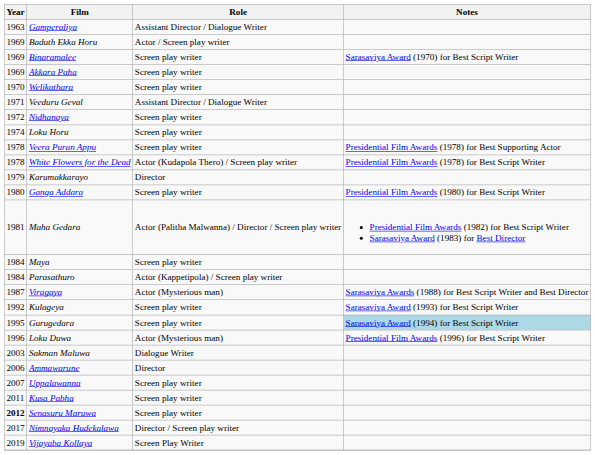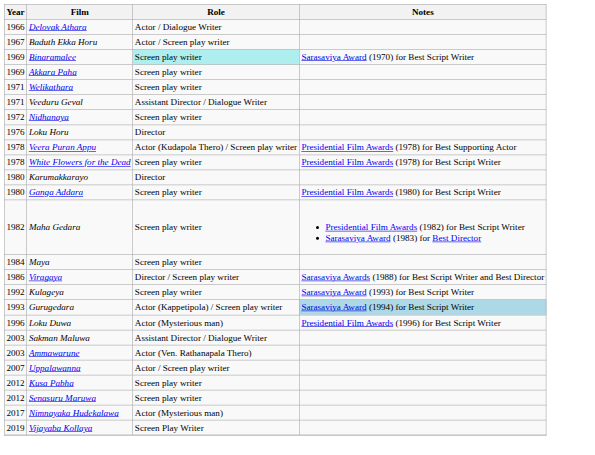- row: (53, 27)
+ row: (58, 27)
(16, 42) 1969 -> (16, 42) 1967
(168, 57) no background -> (168, 57) paleturquoise background
(16, 87) 1970 -> (16, 87) 1971
(16, 132) 1974 -> (16, 132) 1976
(168, 132) Screen play writer -> (150, 132) Director
(168, 147) Screen play writer -> (216, 147) Actor (Kudapola Thero) / Screen play writer
(216, 162) Actor (Kudapola Thero) / Screen play writer -> (168, 162) Screen play writer
(16, 177) 1979 -> (16, 177) 1980
(16, 227) 1981 -> (16, 227) 1982
(238, 227) Actor (Palitha Malwanna) / Director / Screen play writer -> (168, 227) Screen play writer
- row: (52, 277)
(16, 292) 1987 -> (16, 277) 1986
(179, 292) Actor (Mysterious man) -> (187, 277) Director / Screen play writer
(16, 322) 1995 -> (16, 307) 1993
(168, 322) Screen play writer -> (209, 307) Actor (Kappetipola) / Screen play writer
(164, 352) Dialogue Writer -> (201, 337) Assistant Director / Dialogue Writer
(16, 367) 2006 -> (16, 352) 2003
(150, 367) Director -> (193, 352) Actor (Ven. Rathanapala Thero)
(168, 382) Screen play writer -> (182, 367) Actor / Screen play writer
(15, 397) 2011 -> (16, 382) 2012
(16, 412) bold -> (16, 397) normal
(187, 427) Director / Screen play writer -> (179, 412) Actor (Mysterious man)
